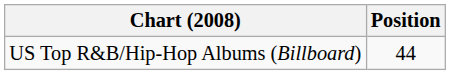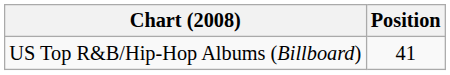(406, 52) 44 -> (406, 52) 41
